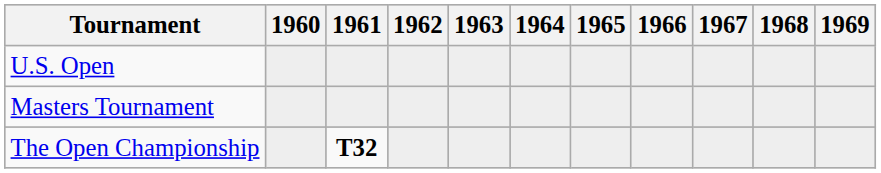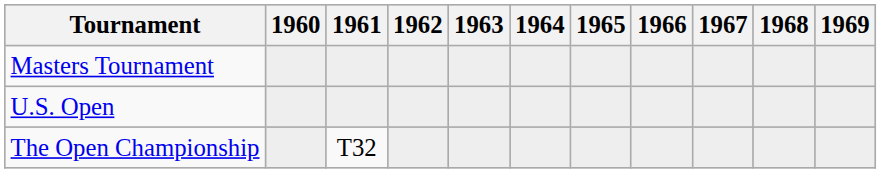rows swapped: (112, 106) <-> (62, 65)
(357, 147) bold -> (357, 147) normal
